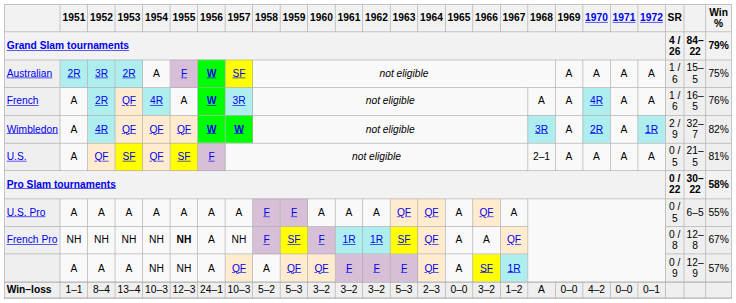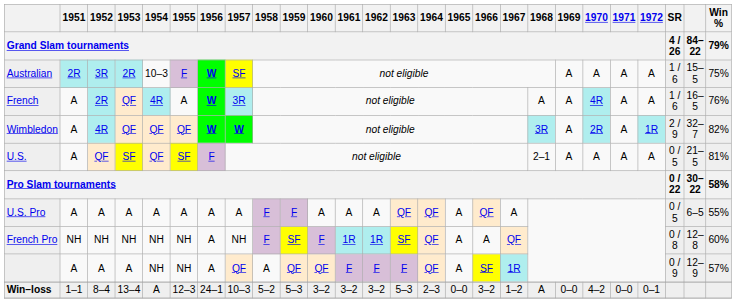(157, 73) A -> (157, 73) 10–3
(184, 240) bold -> (184, 240) normal
(719, 240) 67% -> (719, 240) 60%
(157, 290) 10–3 -> (157, 290) A
